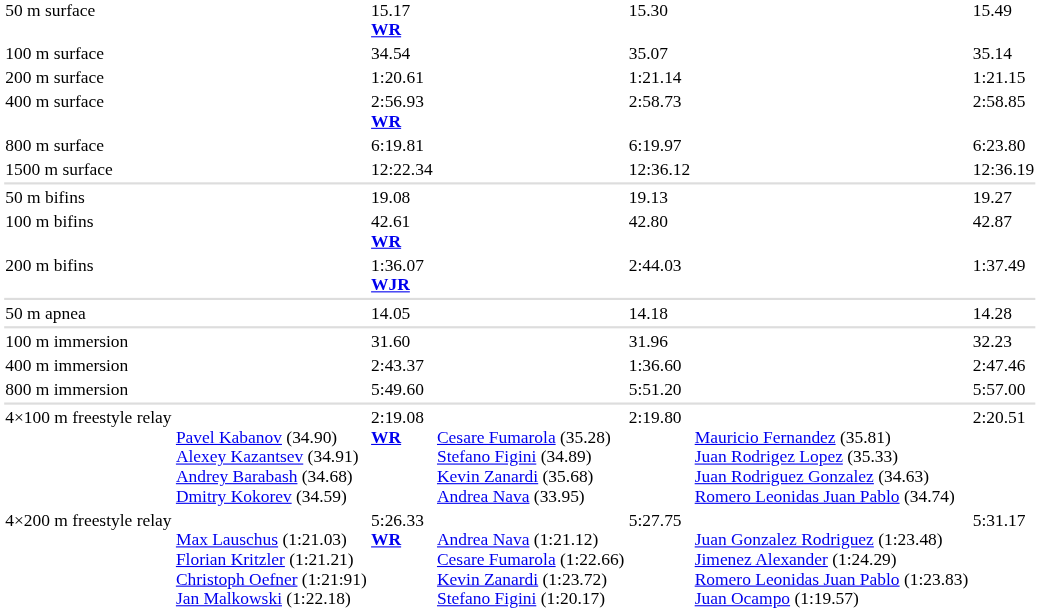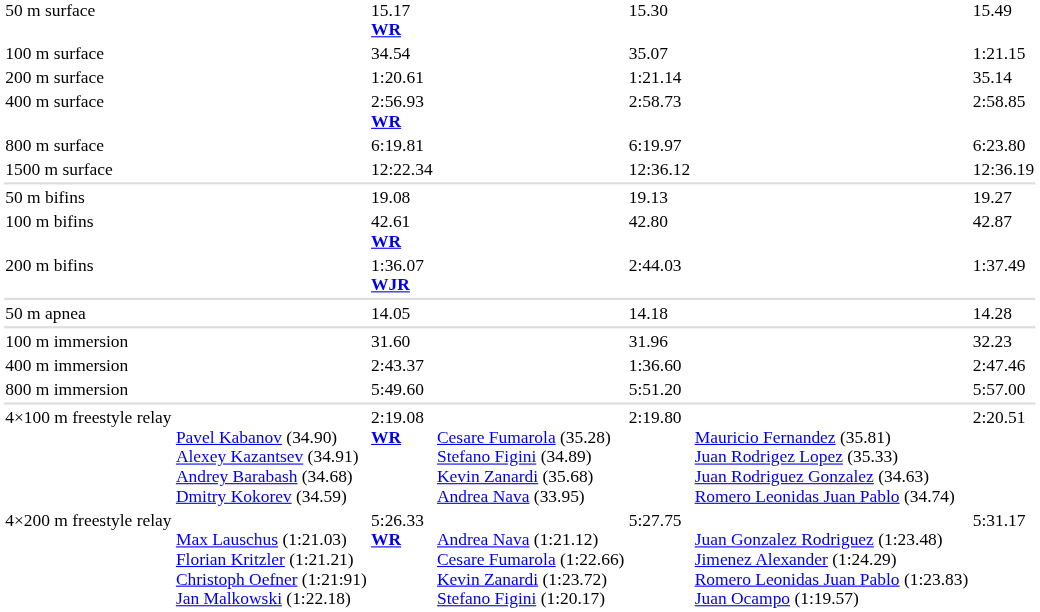(992, 53) 35.14 -> (999, 53) 1:21.15
(999, 77) 1:21.15 -> (992, 77) 35.14
